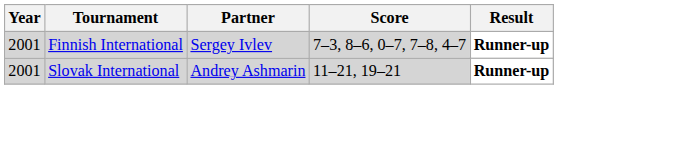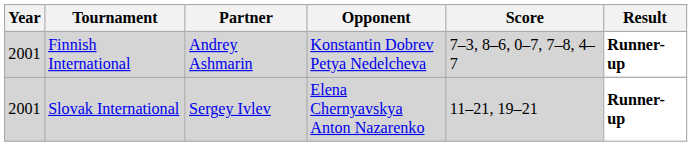+ column: (376, 18)
(231, 44) Sergey Ivlev -> (221, 54) Andrey Ashmarin
(248, 71) Andrey Ashmarin -> (230, 109) Sergey Ivlev
